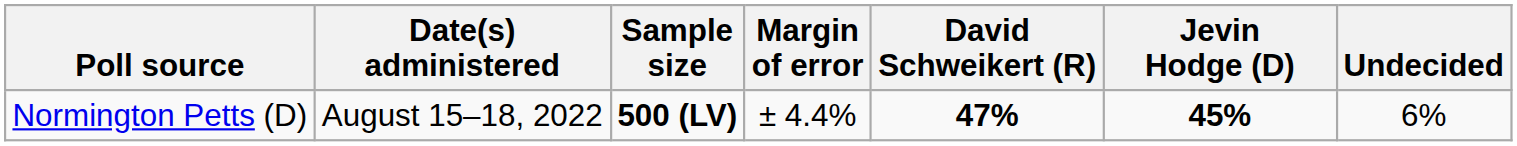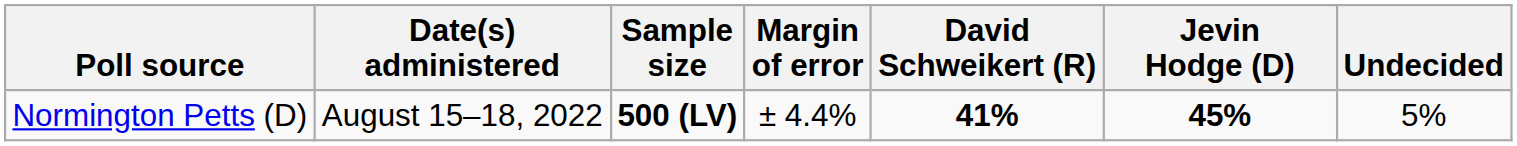(987, 115) 47% -> (987, 115) 41%
(1424, 115) 6% -> (1424, 115) 5%
